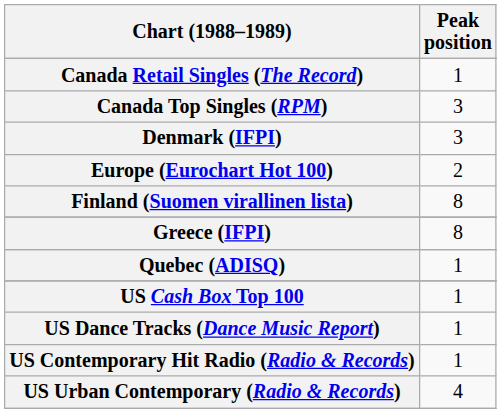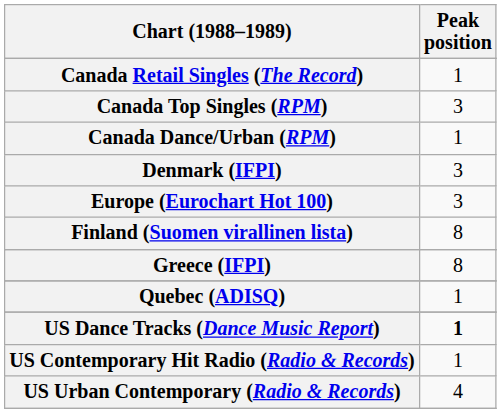+ row: (212, 138)
(458, 169) 2 -> (458, 201) 3
- row: (212, 296)
(458, 328) normal -> (458, 328) bold
